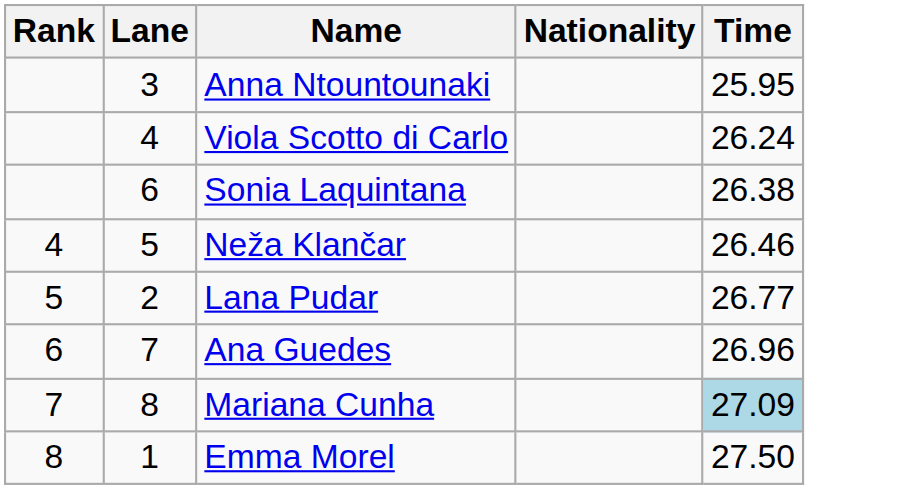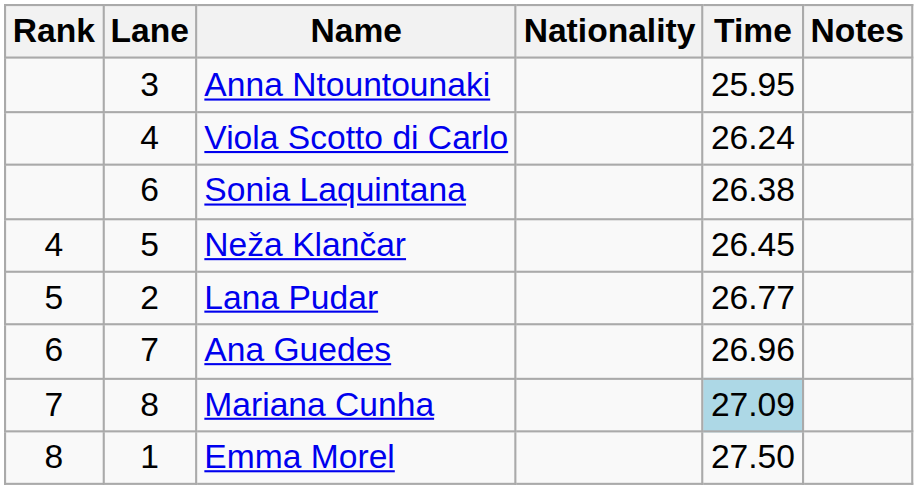+ column: (857, 31)
(753, 244) 26.46 -> (753, 244) 26.45
